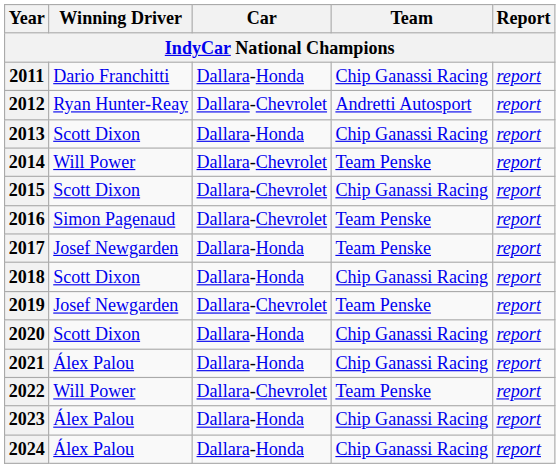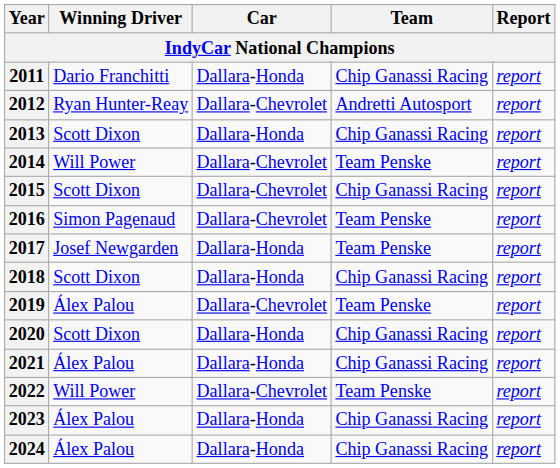(116, 305) Josef Newgarden -> (94, 305) Álex Palou
